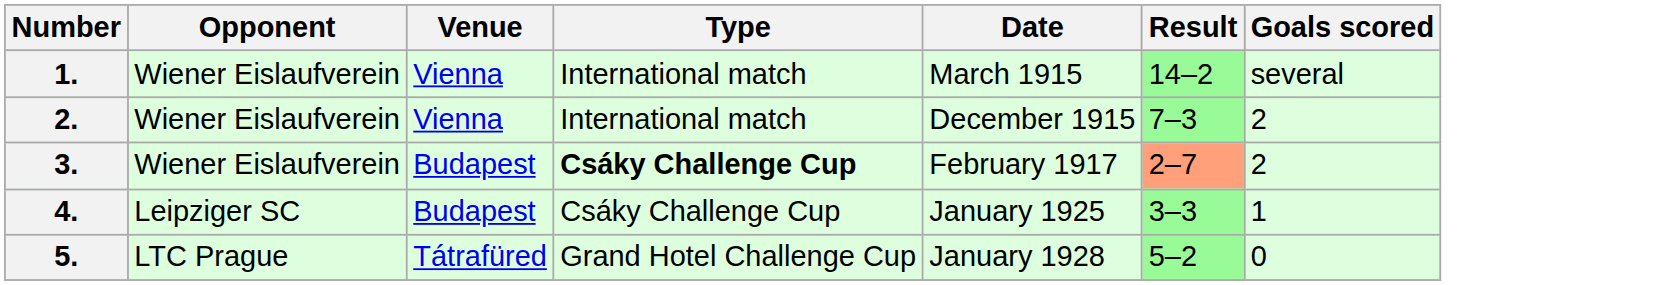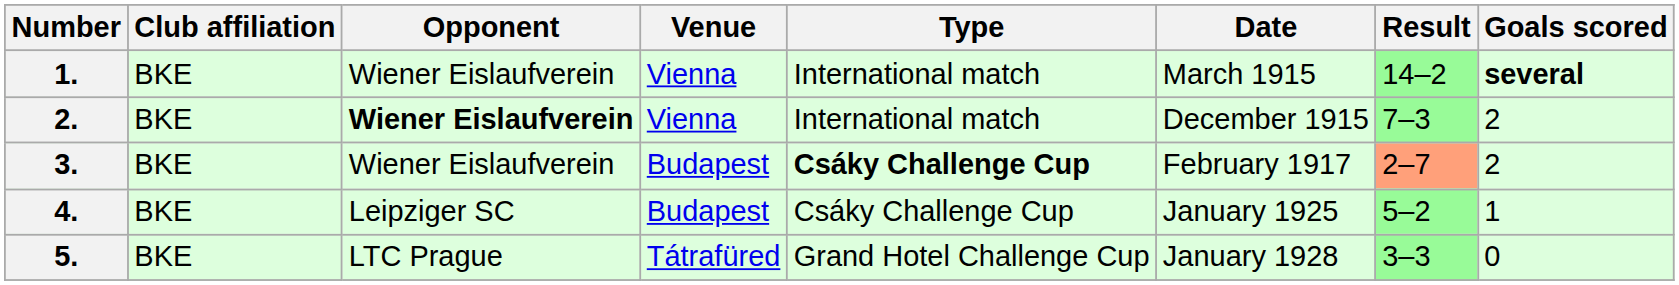+ column: (235, 27)
(1297, 73) normal -> (1534, 73) bold
(267, 119) normal -> (491, 119) bold
(1173, 211) 3–3 -> (1406, 211) 5–2
(1173, 257) 5–2 -> (1406, 257) 3–3
